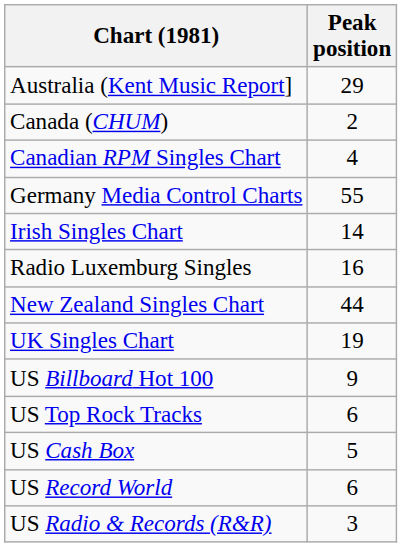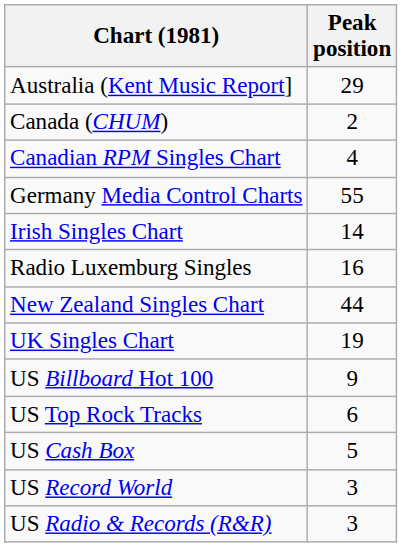(352, 487) 6 -> (352, 487) 3
